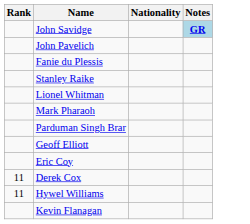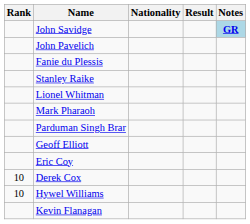+ column: (199, 12)
(19, 177) 11 -> (19, 177) 10
(19, 194) 11 -> (19, 194) 10
